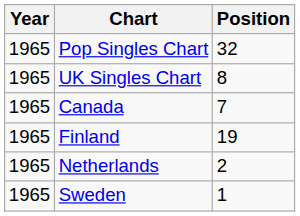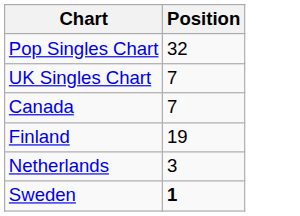- column: (30, 19)
(222, 78) 8 -> (172, 78) 7
(222, 166) 2 -> (172, 166) 3
(222, 195) normal -> (172, 195) bold
